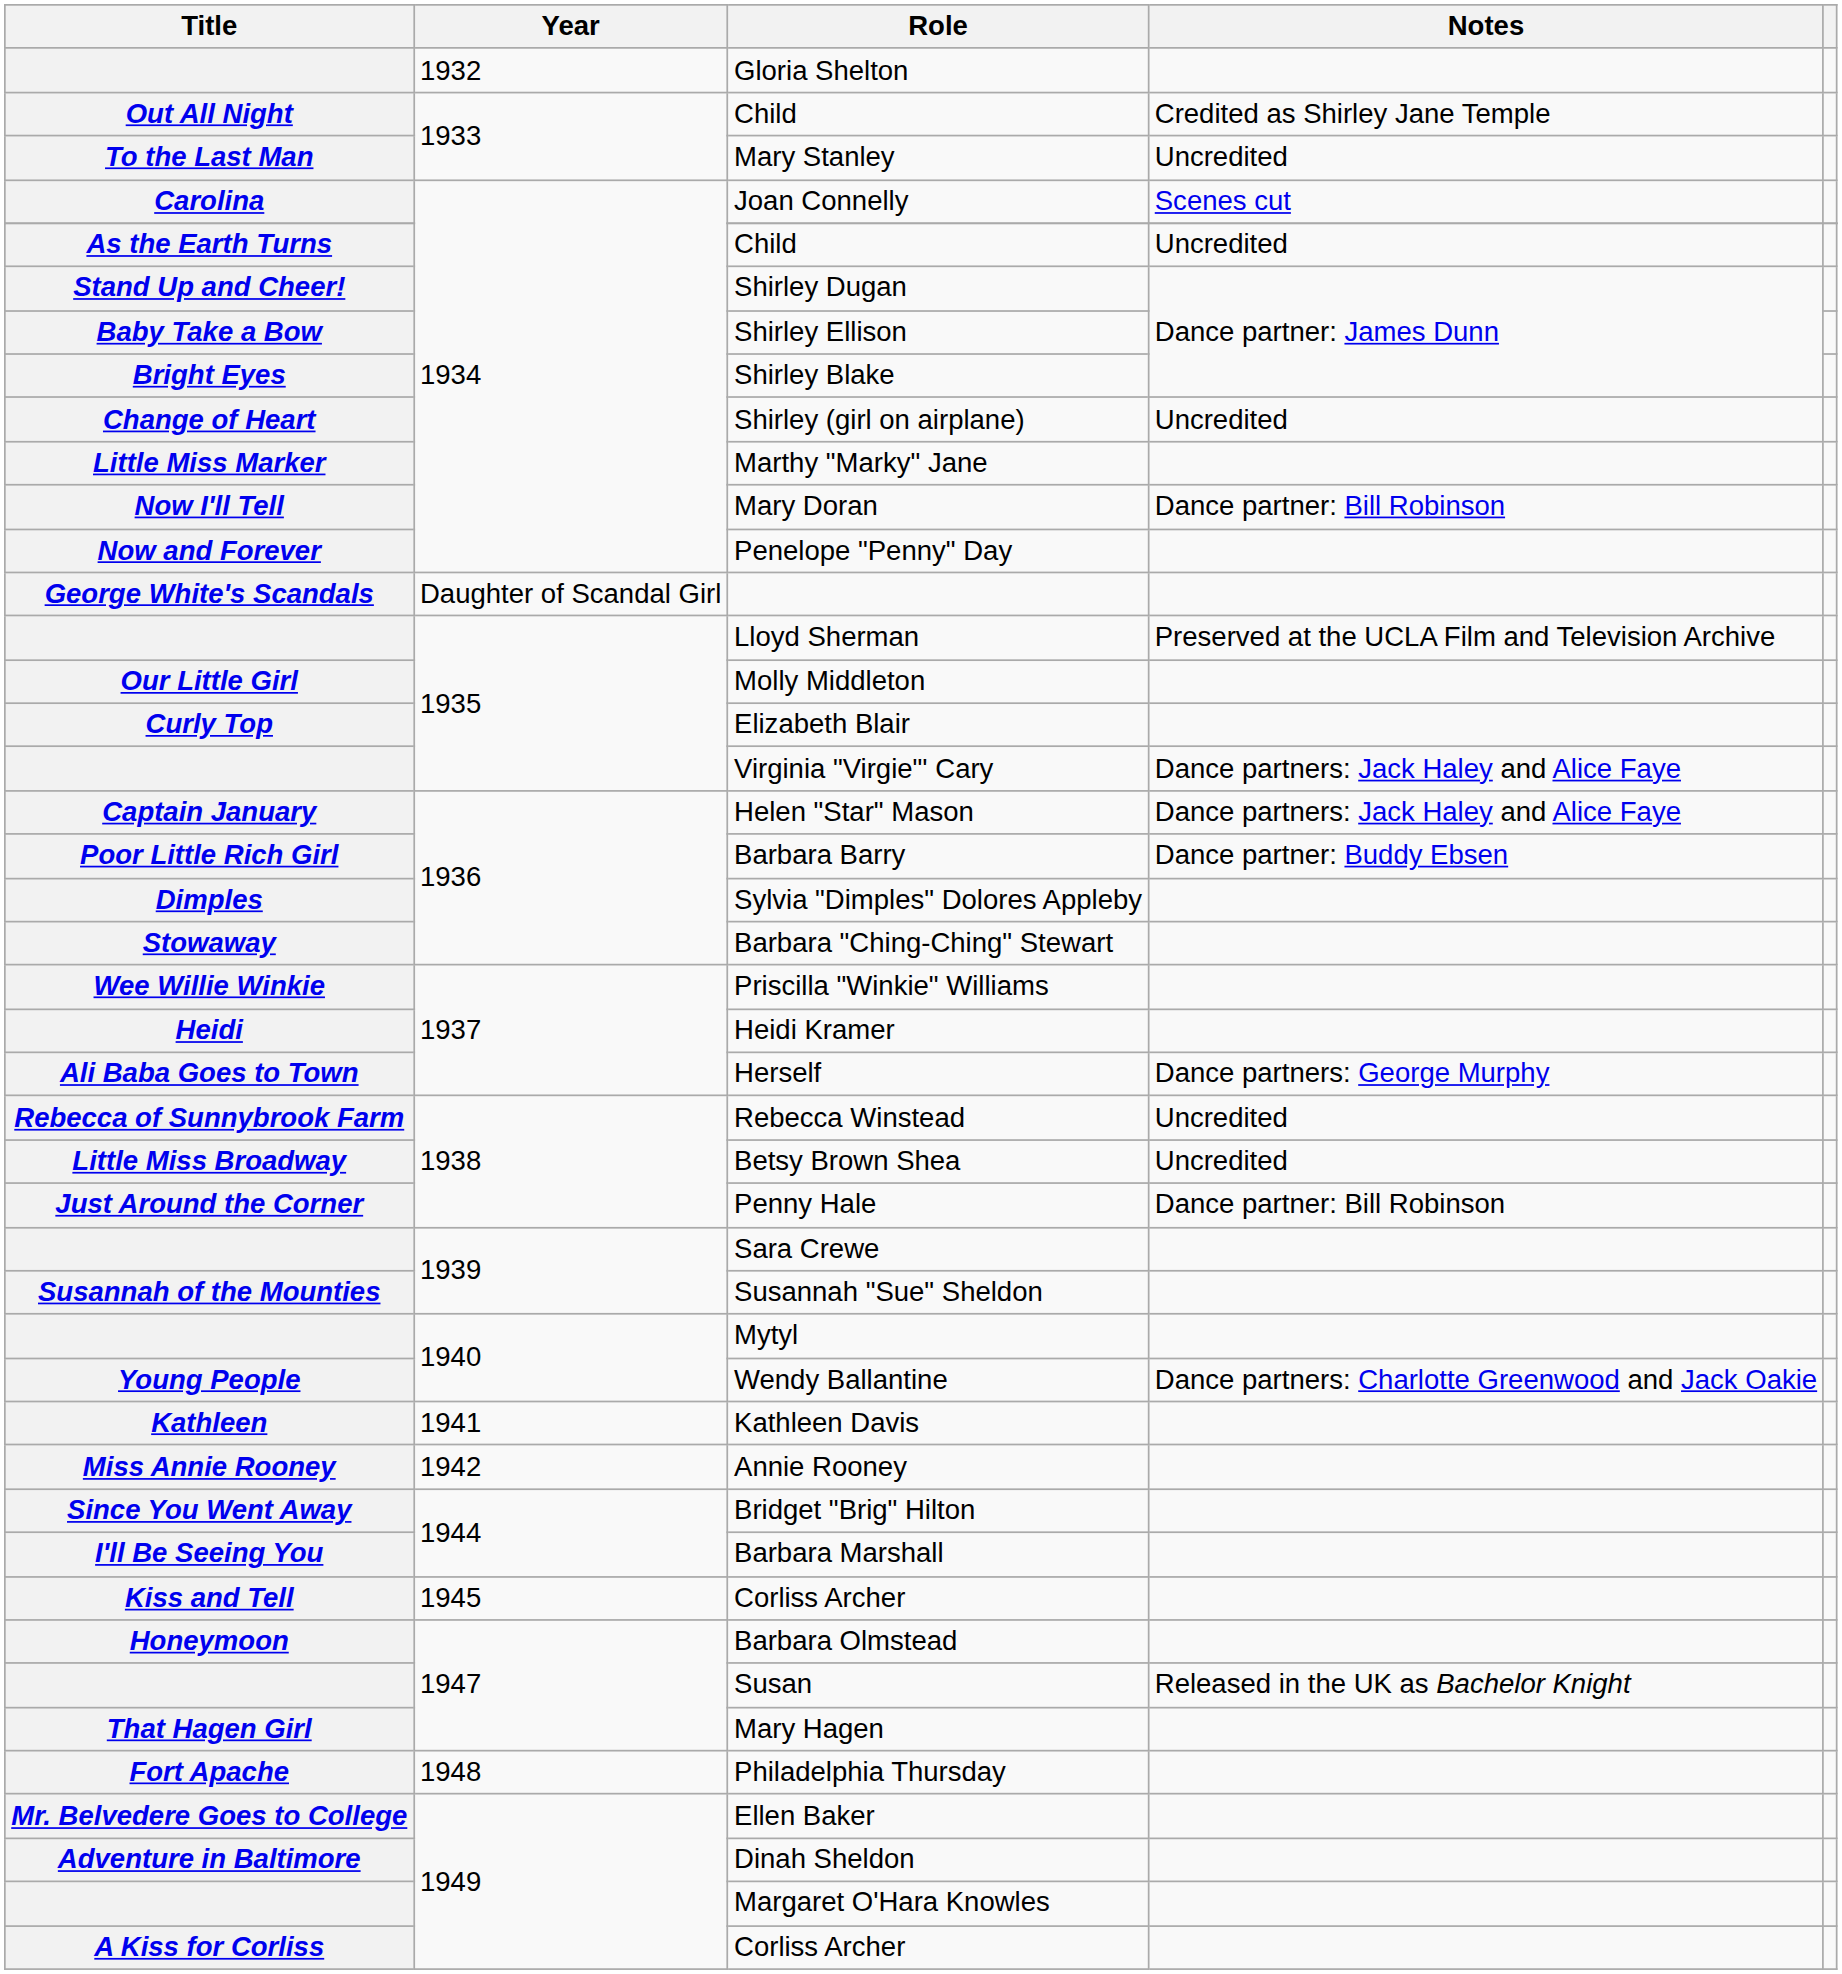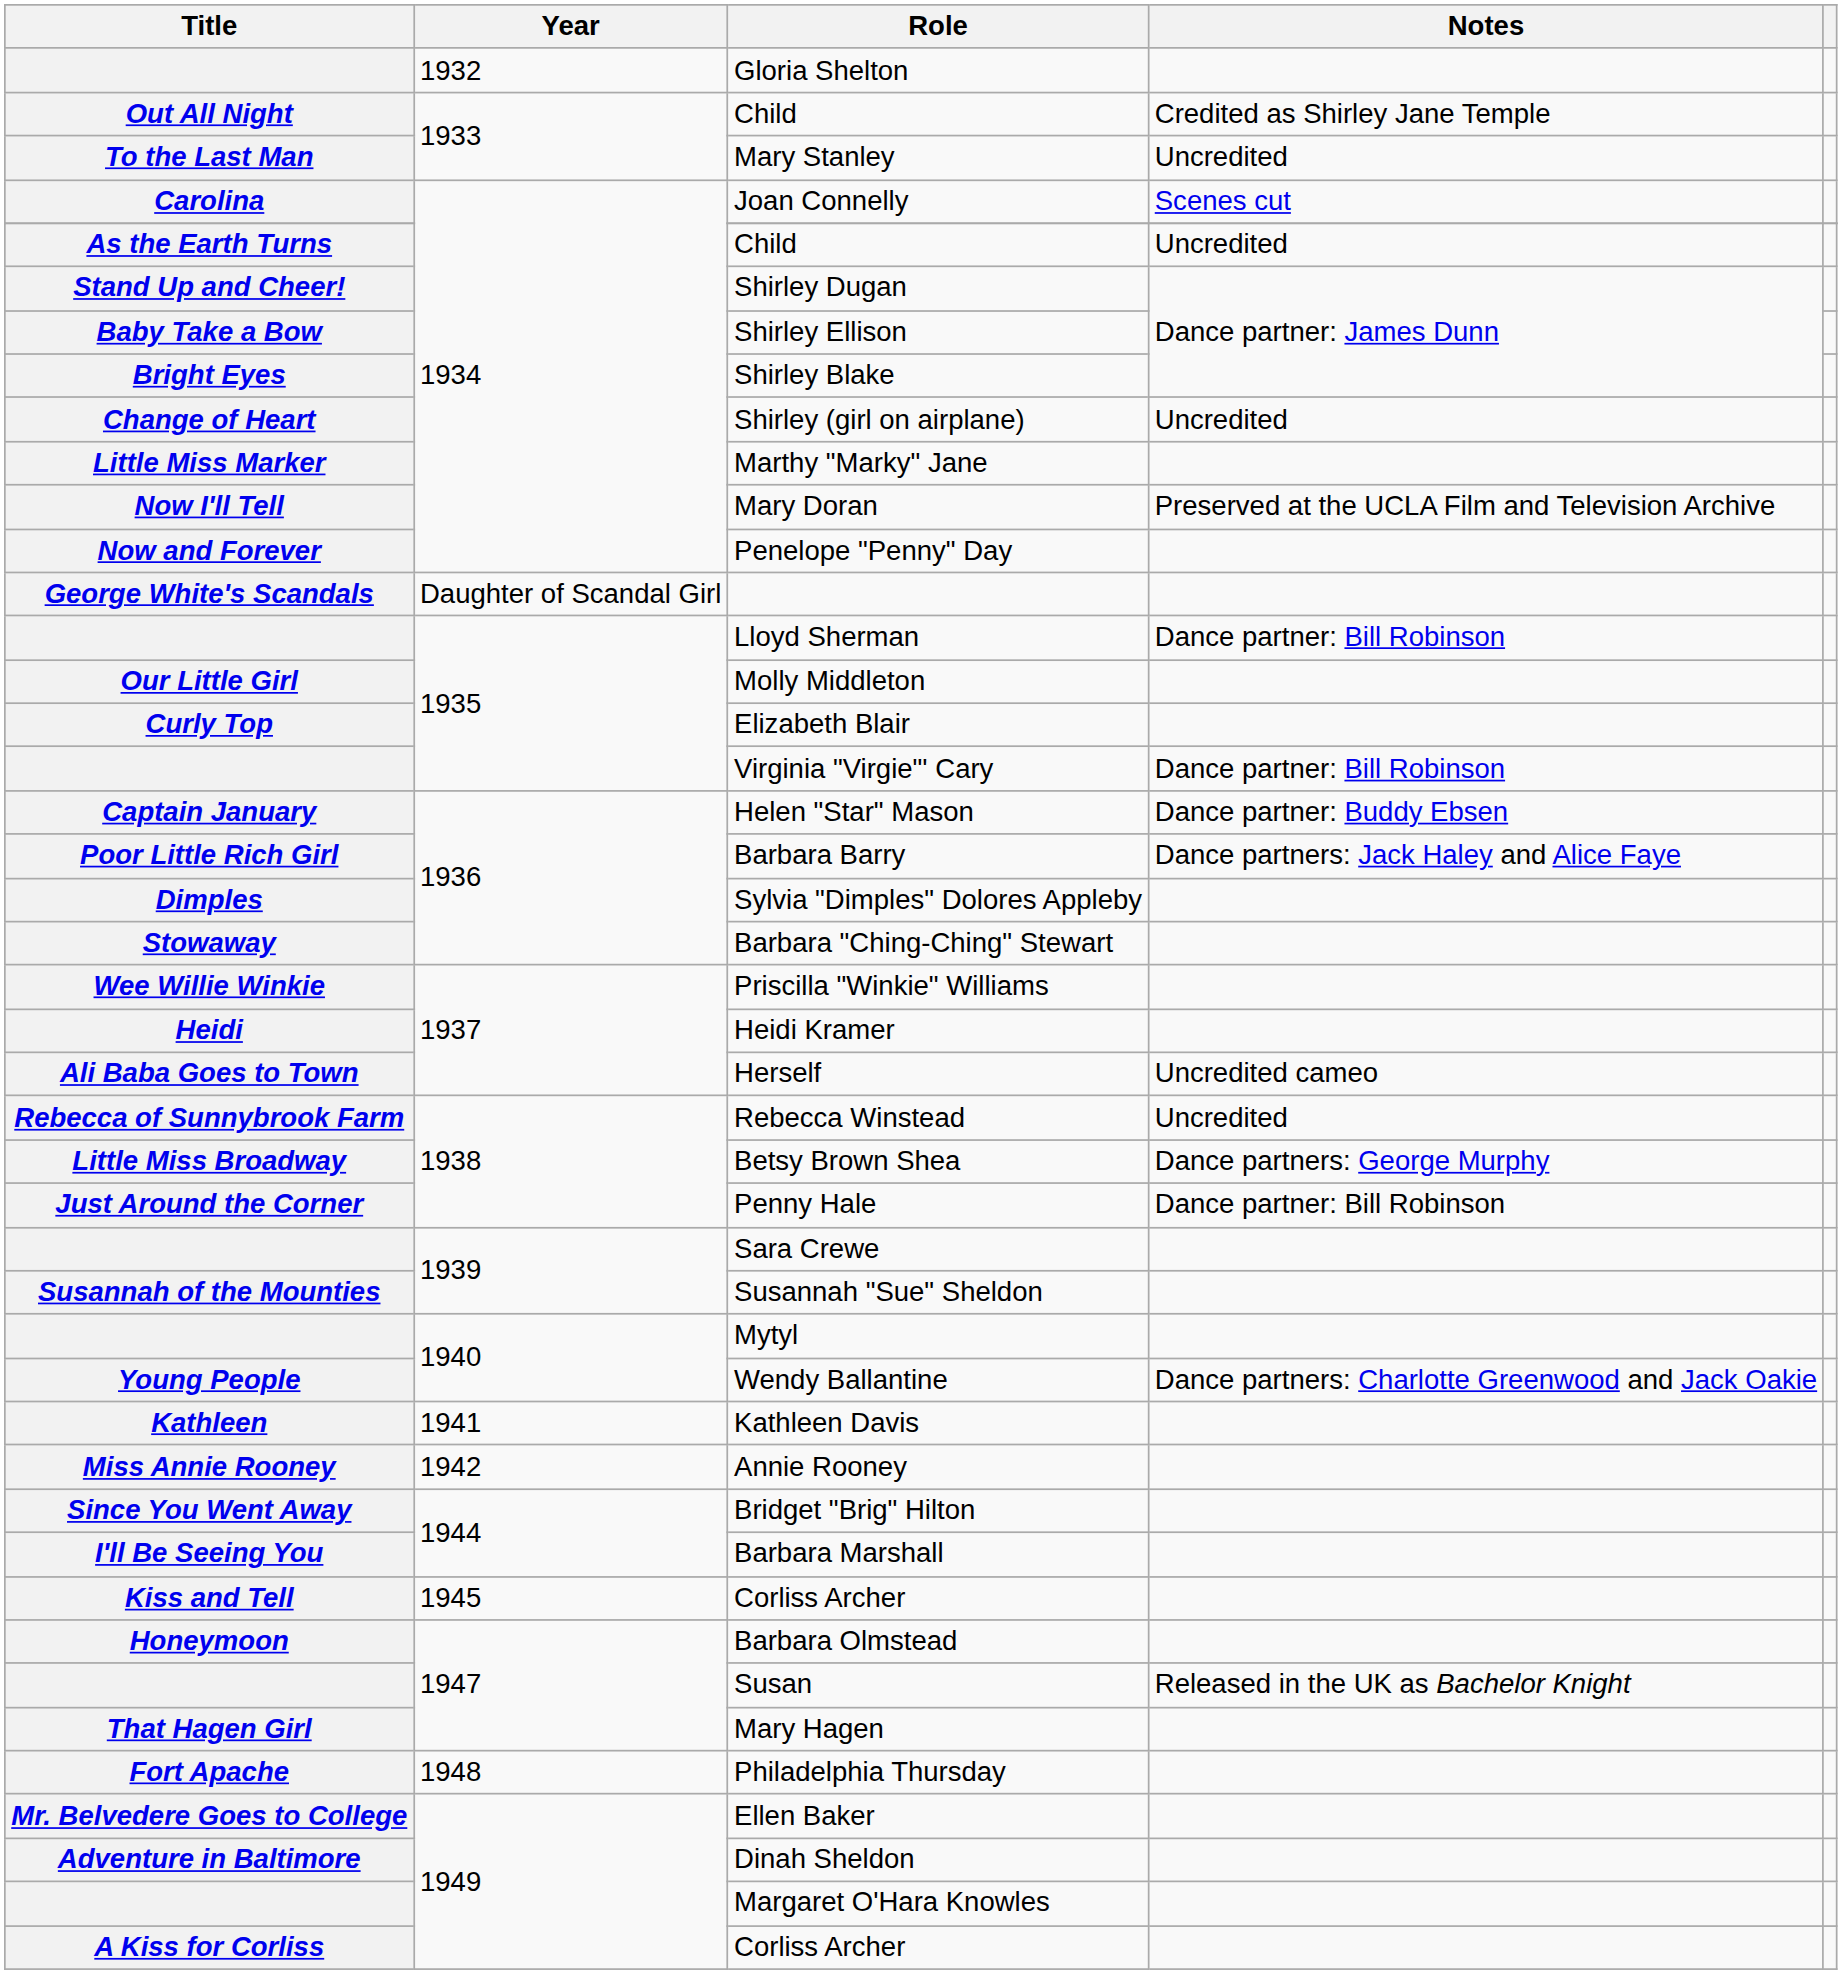(1330, 506) Dance partner: Bill Robinson -> (1465, 506) Preserved at the UCLA Film and Television Archive
(1465, 637) Preserved at the UCLA Film and Television Archive -> (1330, 637) Dance partner: Bill Robinson
(1418, 768) Dance partners: Jack Haley and Alice Faye -> (1330, 768) Dance partner: Bill Robinson
(1418, 811) Dance partners: Jack Haley and Alice Faye -> (1331, 811) Dance partner: Buddy Ebsen
(1331, 855) Dance partner: Buddy Ebsen -> (1418, 855) Dance partners: Jack Haley and Alice Faye
(1352, 1073) Dance partners: George Murphy -> (1266, 1073) Uncredited cameo
(1221, 1161) Uncredited -> (1352, 1161) Dance partners: George Murphy
